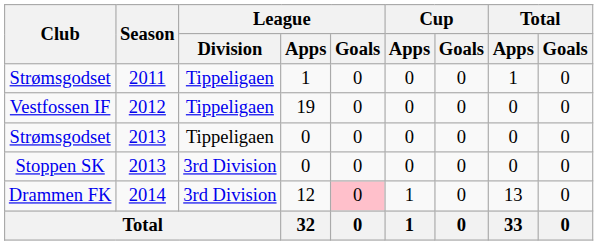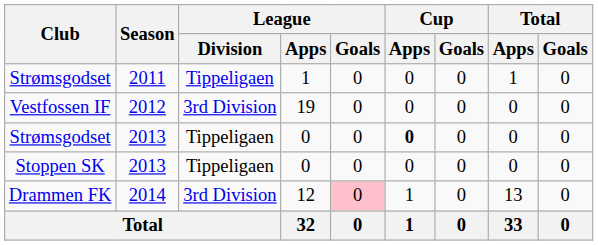(230, 107) Tippeligaen -> (230, 107) 3rd Division
(409, 136) normal -> (409, 136) bold
(230, 166) 3rd Division -> (230, 166) Tippeligaen
